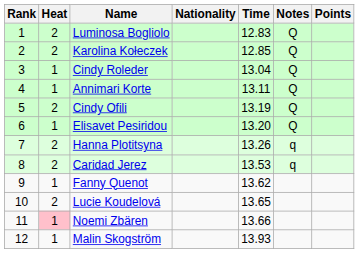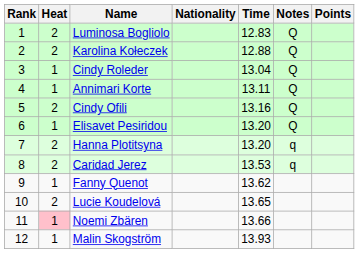(256, 51) 12.85 -> (256, 51) 12.88
(256, 108) 13.19 -> (256, 108) 13.16
(256, 145) 13.26 -> (256, 145) 13.20
